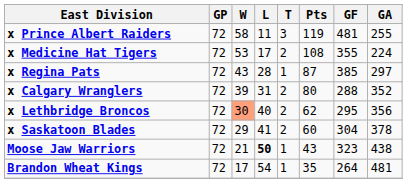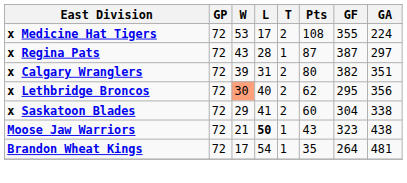- row: (89, 33)
(347, 72) 385 -> (347, 53) 387
(347, 91) 288 -> (347, 72) 382
(381, 91) 352 -> (381, 72) 351
(381, 130) 378 -> (381, 110) 338
